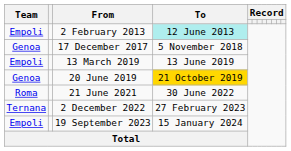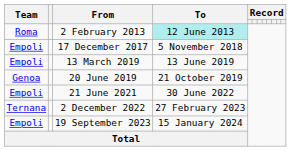(26, 32) Empoli -> (26, 32) Roma
(26, 47) Genoa -> (26, 47) Empoli
(200, 77) gold background -> (200, 77) no background
(26, 93) Roma -> (26, 93) Empoli
